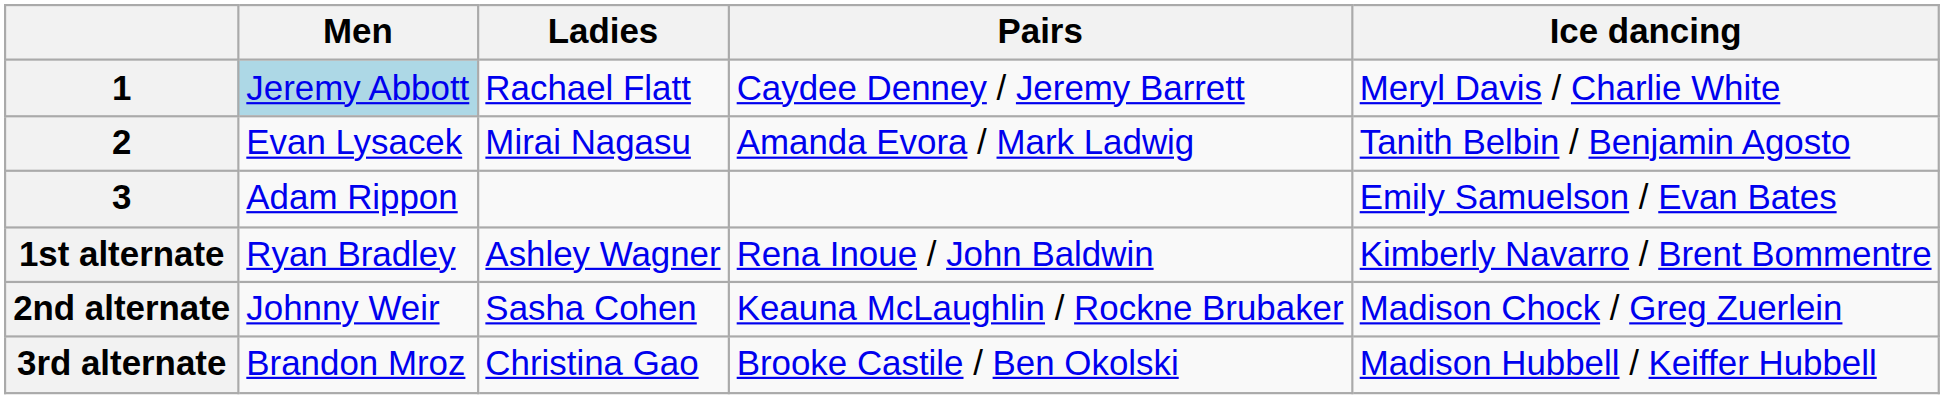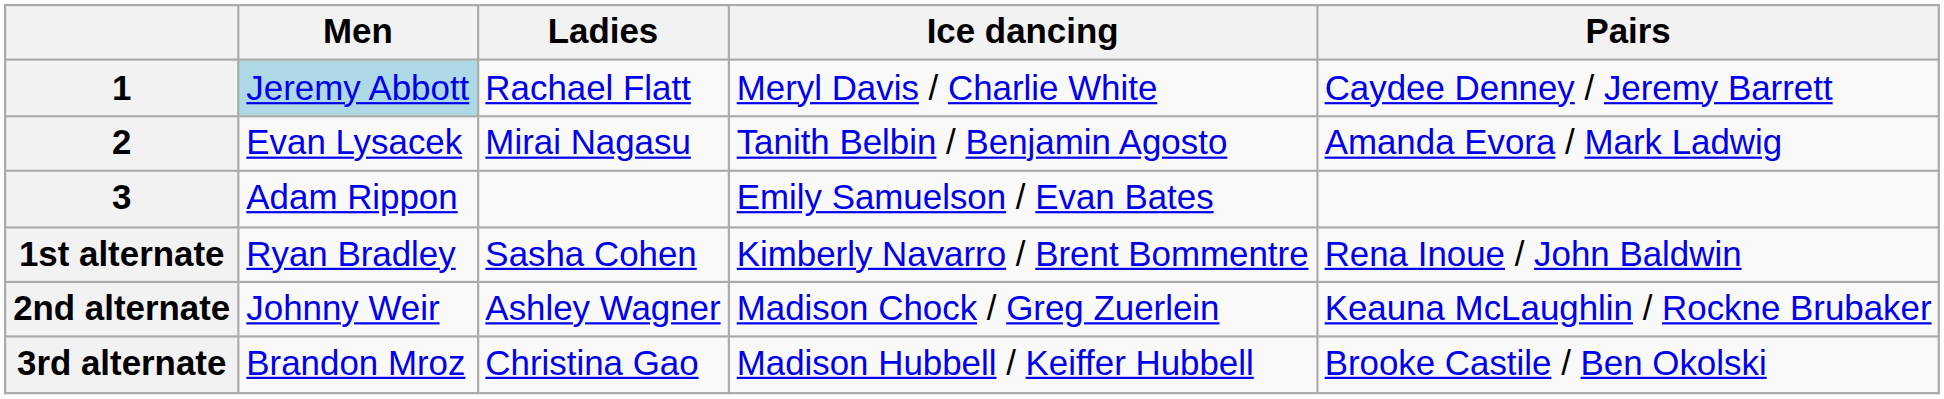columns swapped: (1040, 32) <-> (1646, 32)
(603, 253) Ashley Wagner -> (591, 253) Sasha Cohen
(591, 308) Sasha Cohen -> (603, 308) Ashley Wagner
